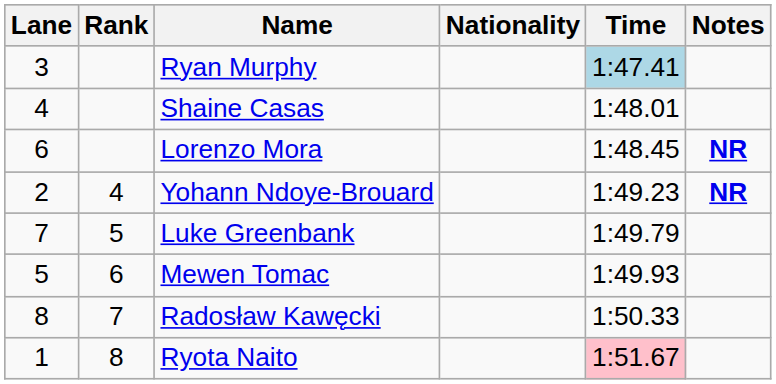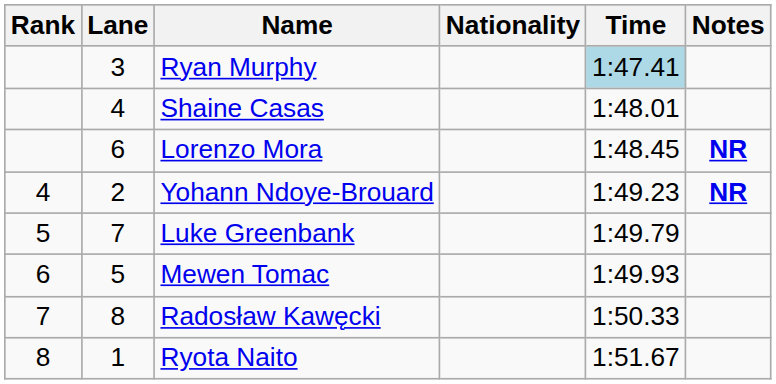columns swapped: (116, 25) <-> (41, 25)
(636, 358) pink background -> (636, 358) no background
